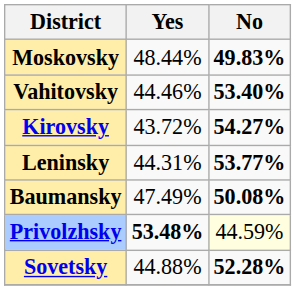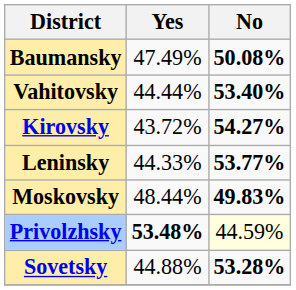rows swapped: (66, 197) <-> (66, 57)
(167, 92) 44.46% -> (167, 92) 44.44%
(167, 162) 44.31% -> (167, 162) 44.33%
(249, 267) 52.28% -> (249, 267) 53.28%
